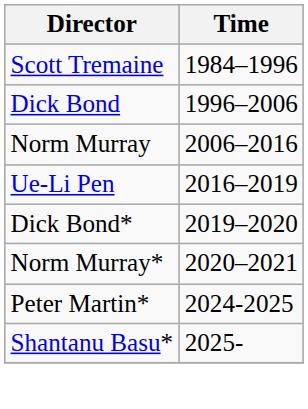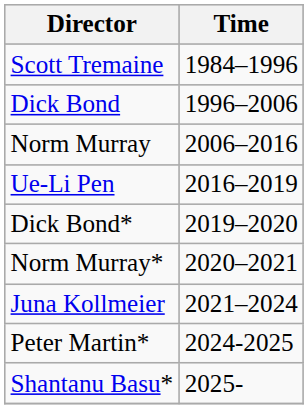+ row: (88, 303)
